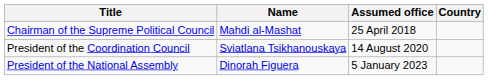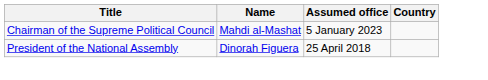(384, 30) 25 April 2018 -> (344, 30) 5 January 2023
- row: (98, 48)
(389, 65) 5 January 2023 -> (338, 48) 25 April 2018
